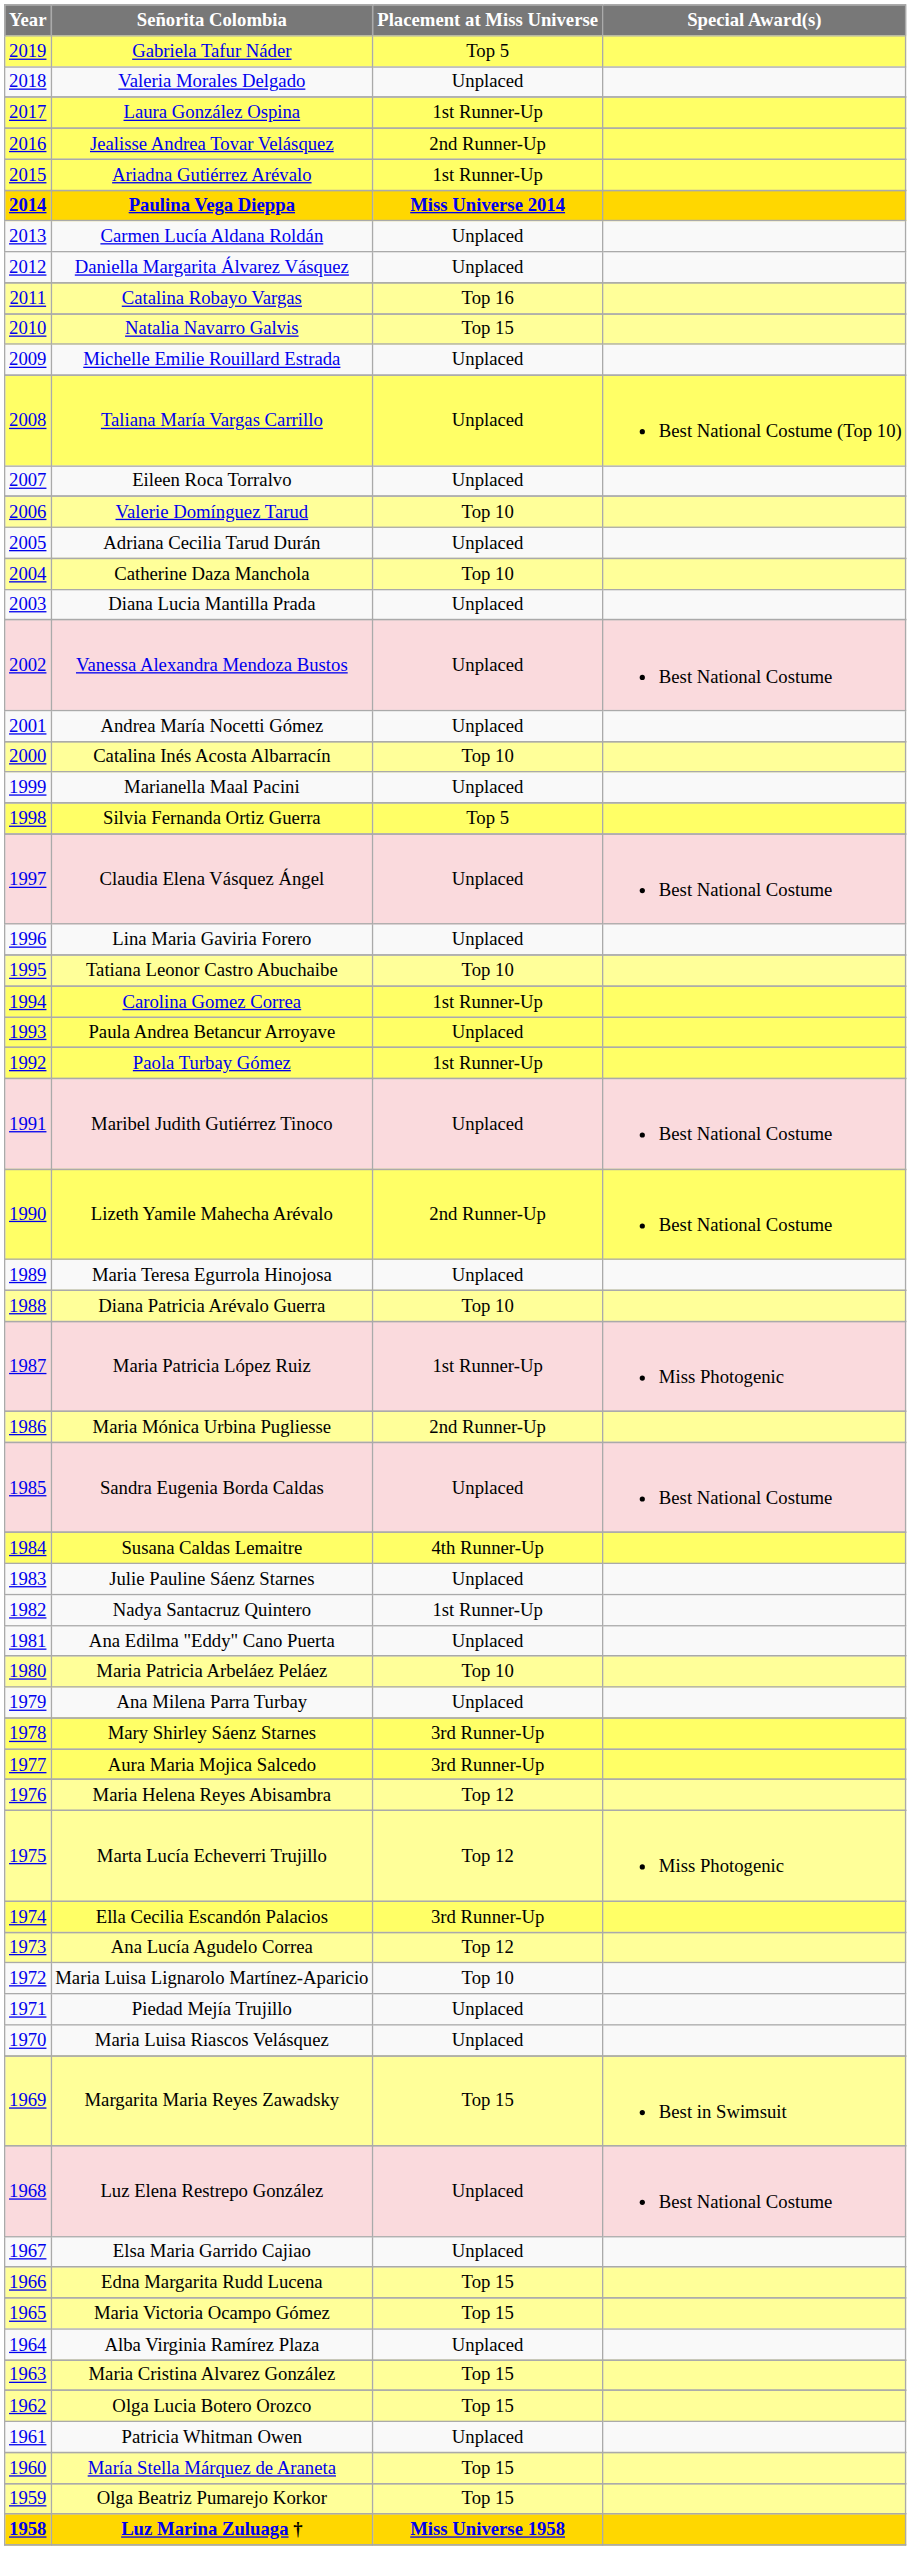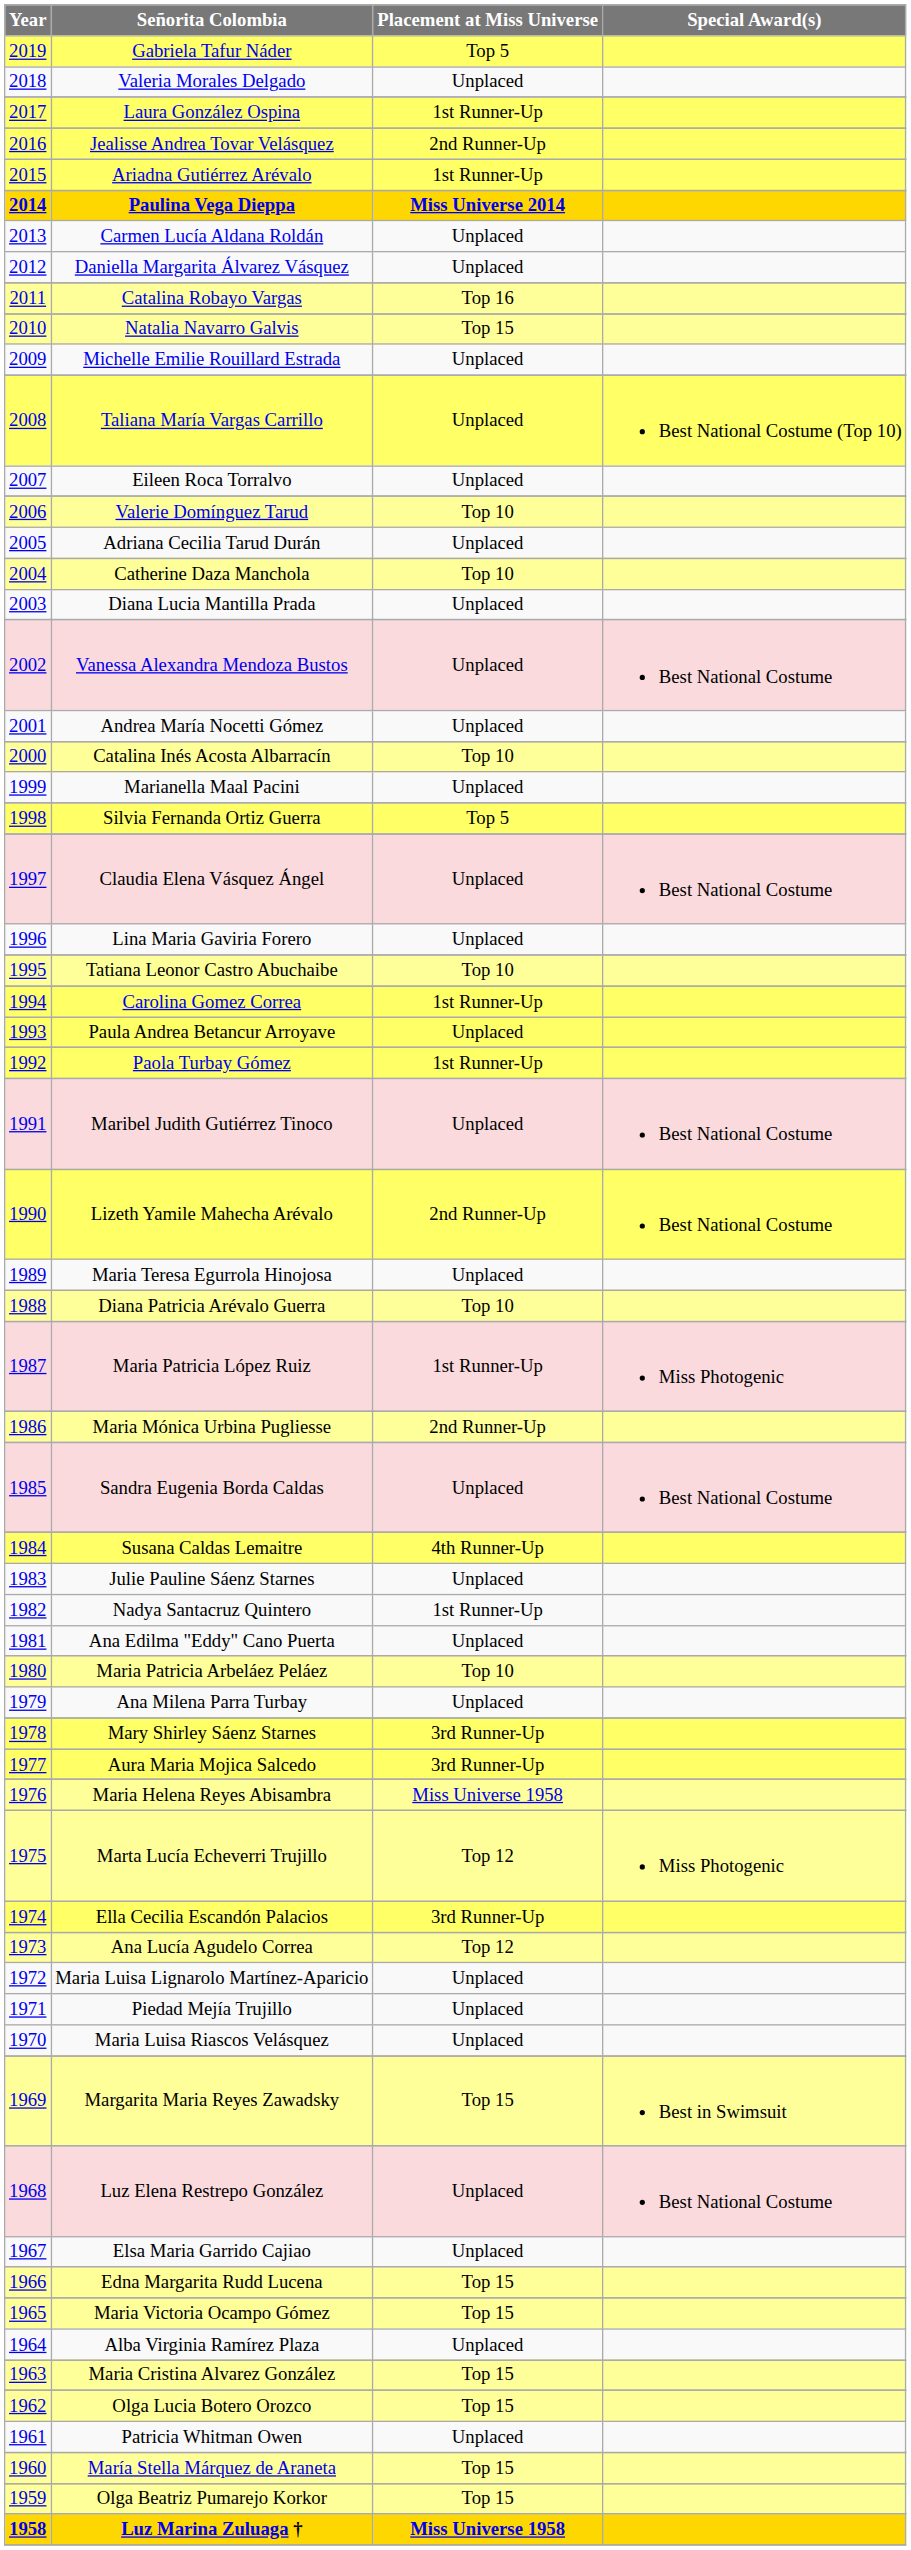(488, 1795) Top 12 -> (488, 1795) Miss Universe 1958
(488, 1978) Top 10 -> (488, 1978) Unplaced
